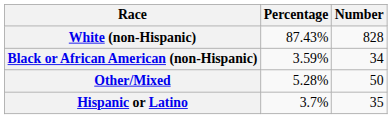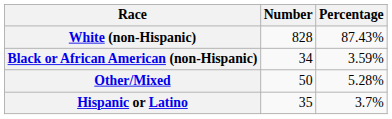columns swapped: (359, 15) <-> (296, 15)
